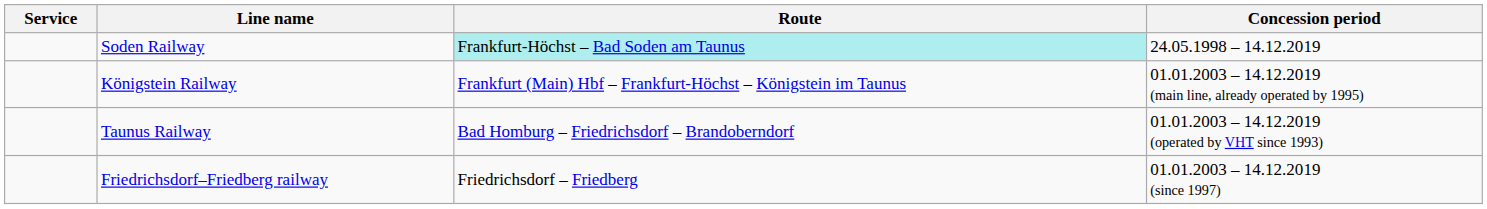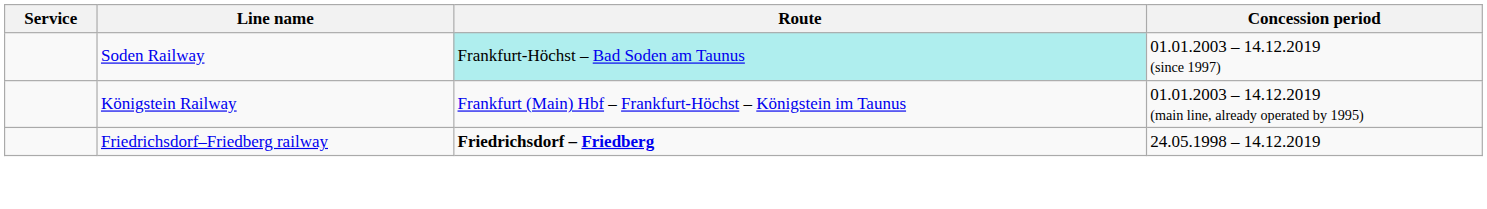(1235, 45) 24.05.1998 – 14.12.2019 -> (1235, 55) 01.01.2003 – 14.12.2019 (since 1997)
- row: (156, 131)
(548, 179) normal -> (556, 141) bold
(1235, 179) 01.01.2003 – 14.12.2019 (since 1997) -> (1235, 141) 24.05.1998 – 14.12.2019
